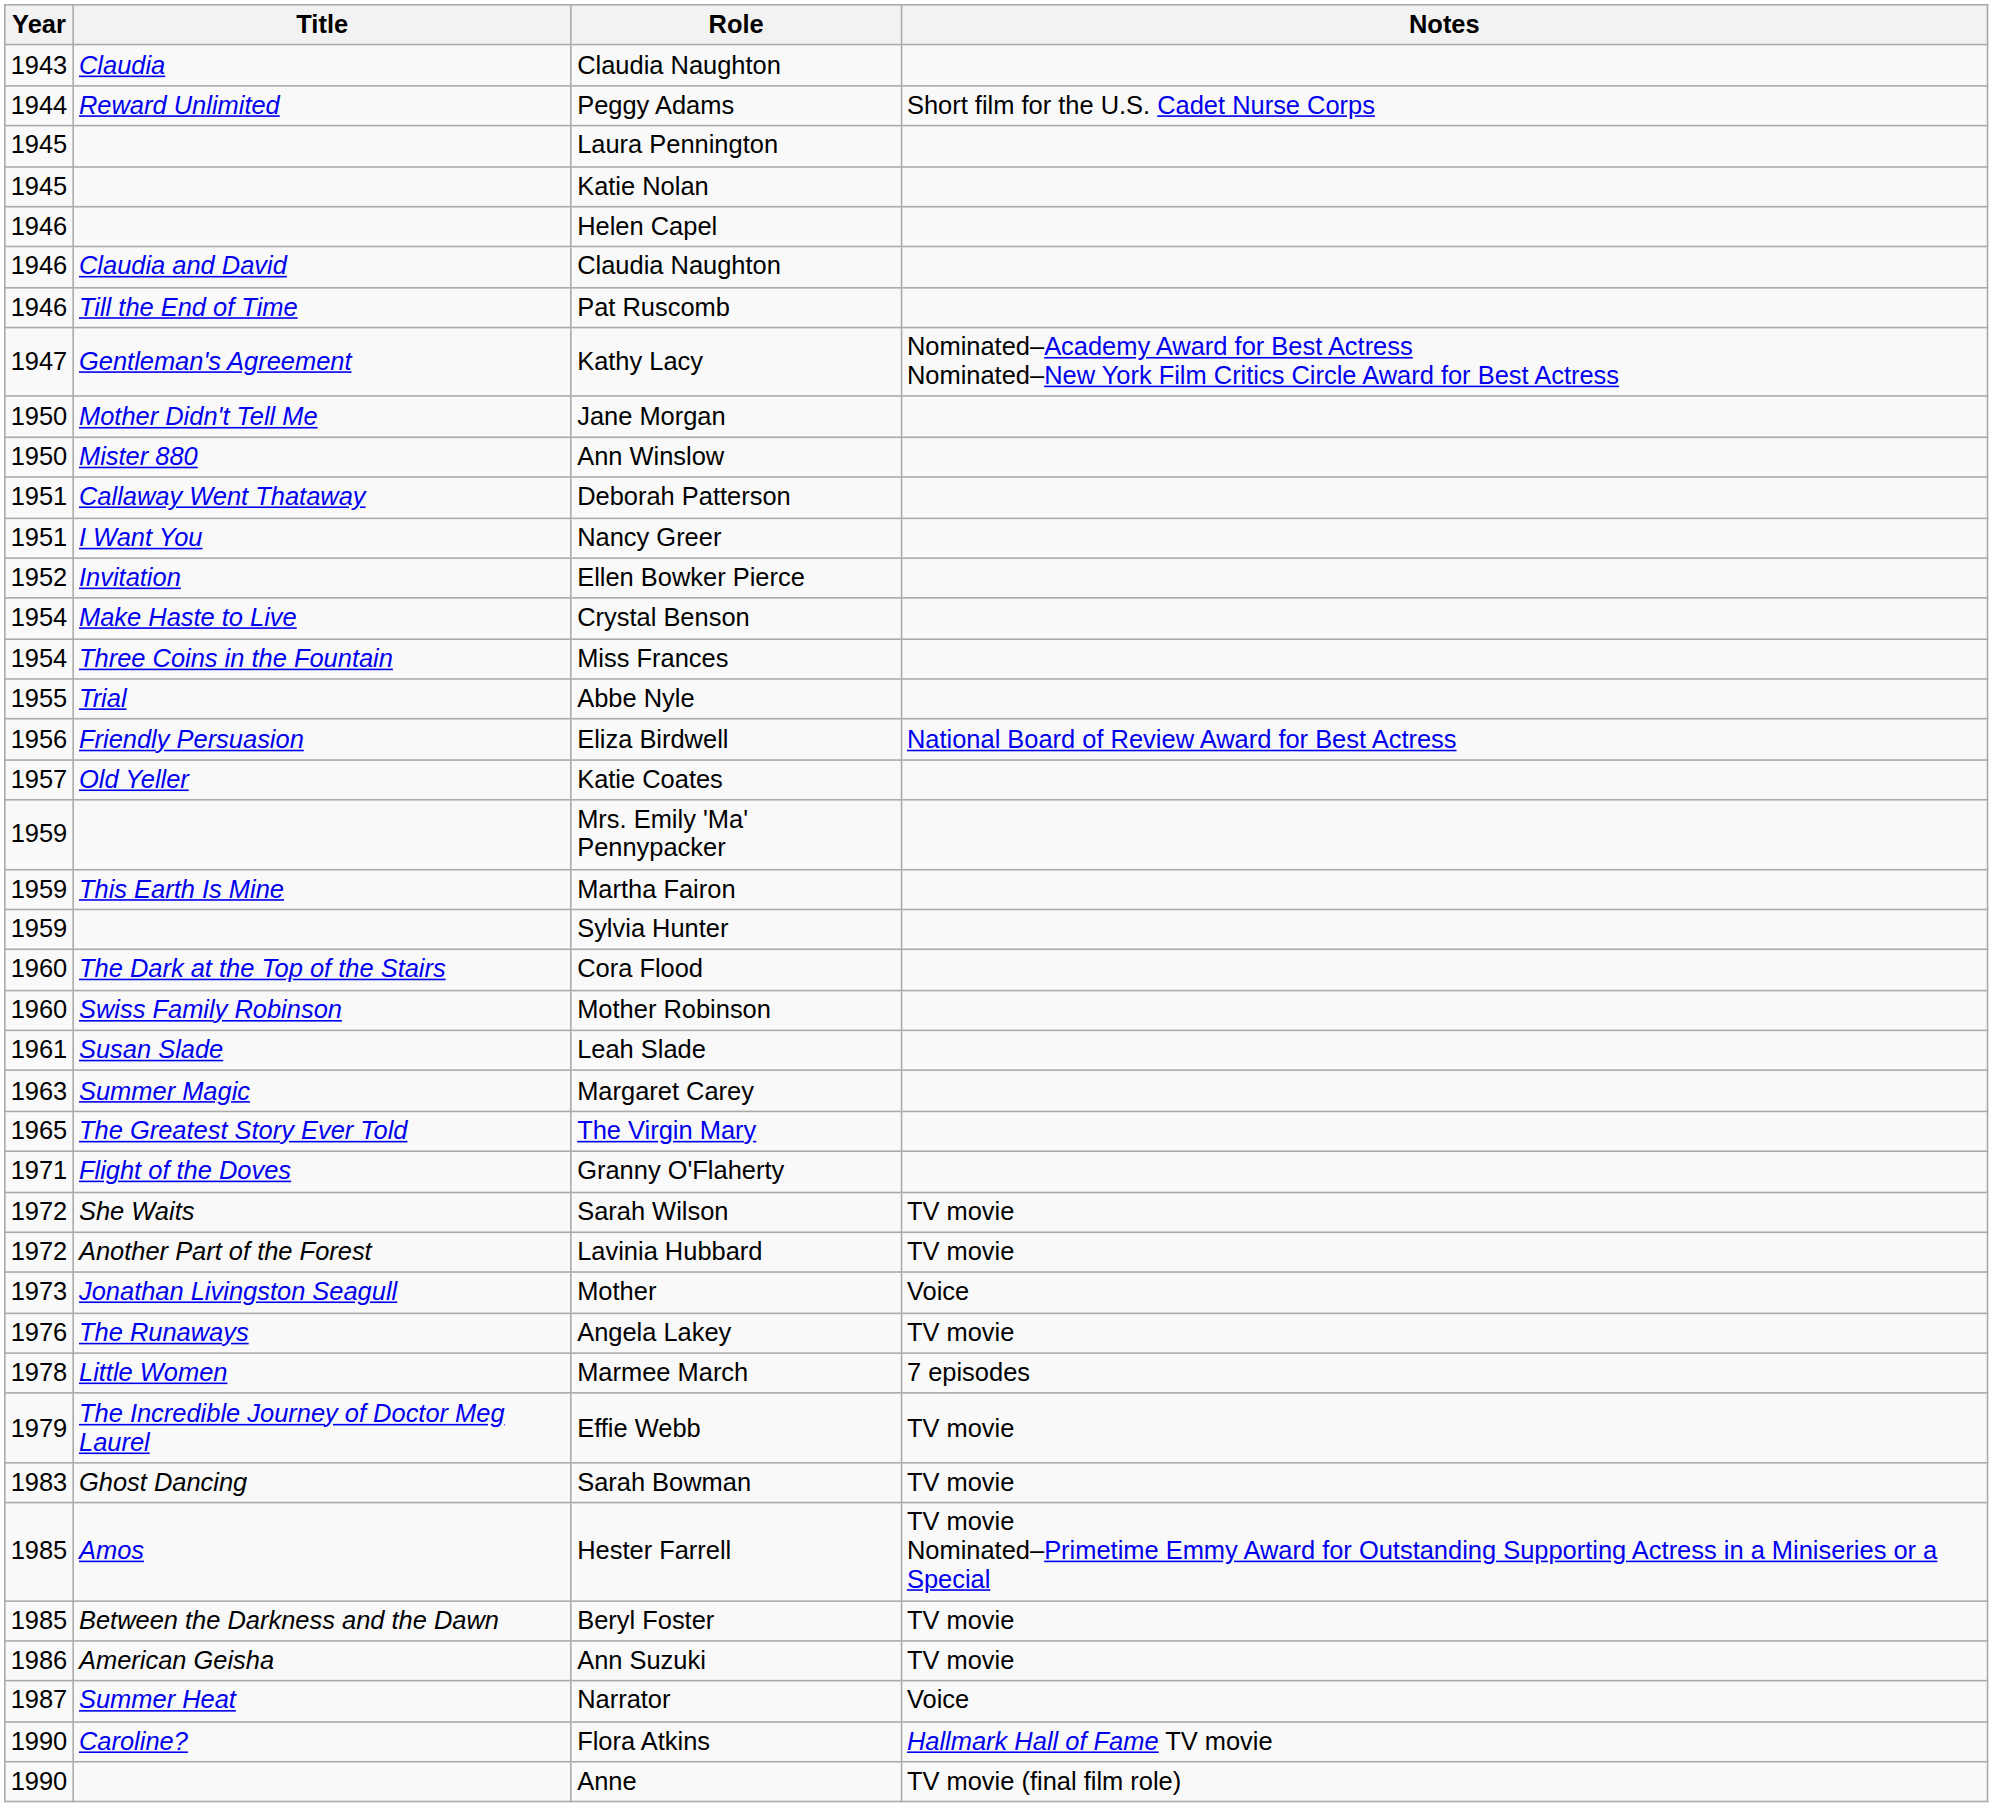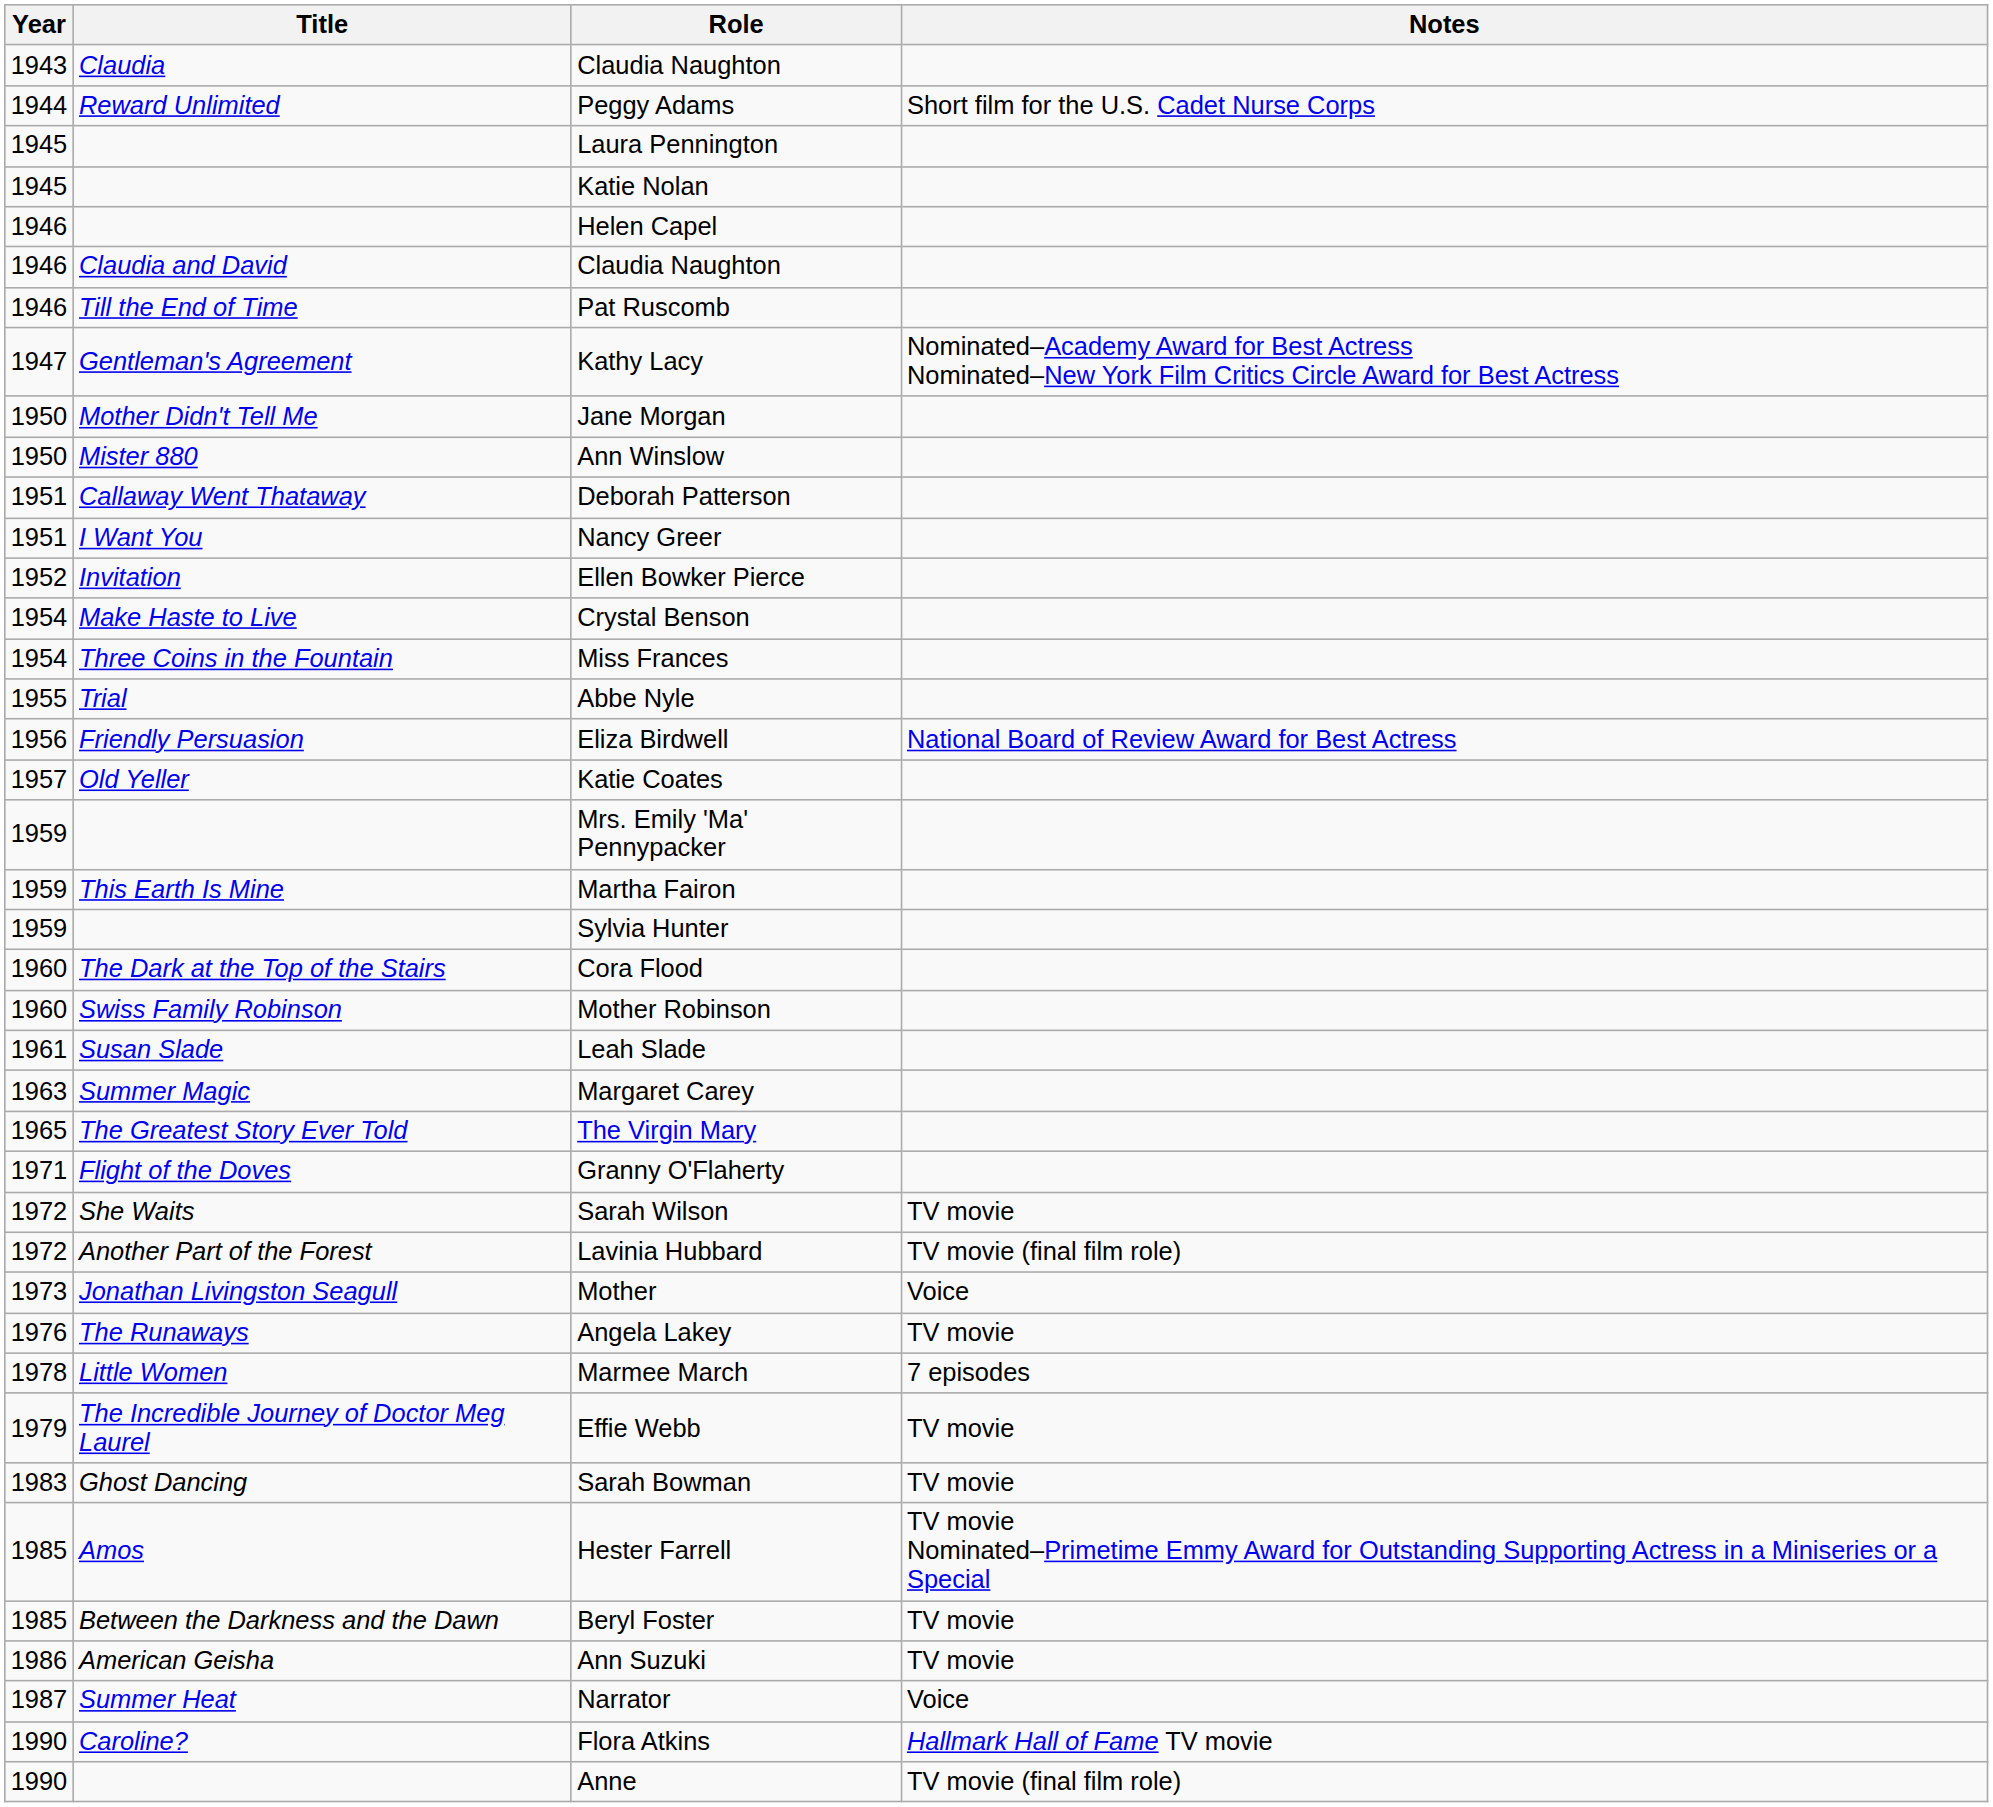(961, 1251) TV movie -> (1044, 1251) TV movie (final film role)
